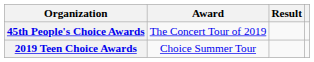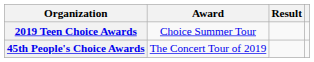rows swapped: (76, 48) <-> (76, 31)
